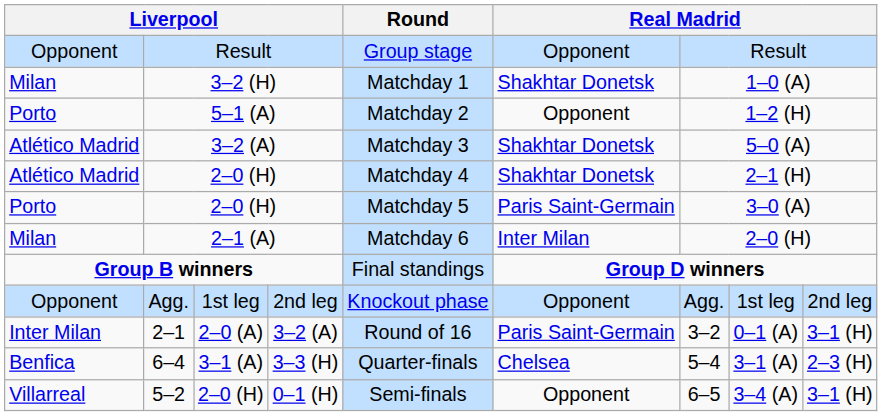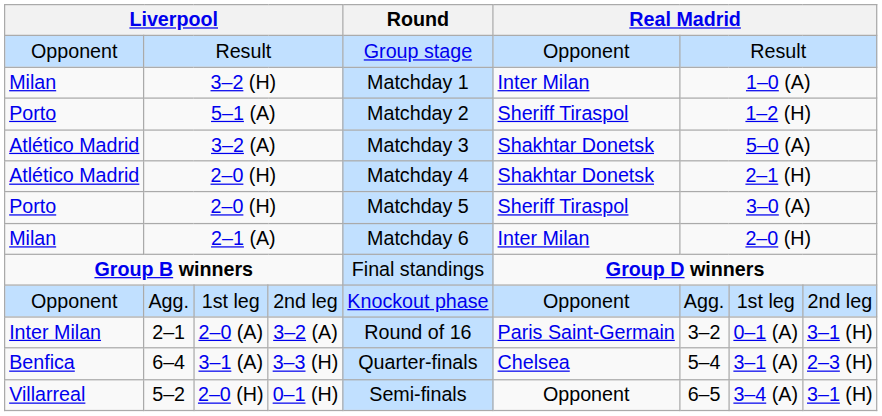(576, 82) Shakhtar Donetsk -> (544, 82) Inter Milan
(586, 113) Opponent -> (563, 113) Sheriff Tiraspol
(586, 207) Paris Saint-Germain -> (563, 207) Sheriff Tiraspol
